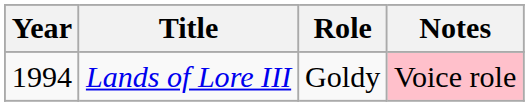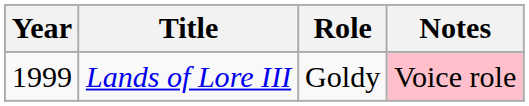(42, 76) 1994 -> (42, 76) 1999
